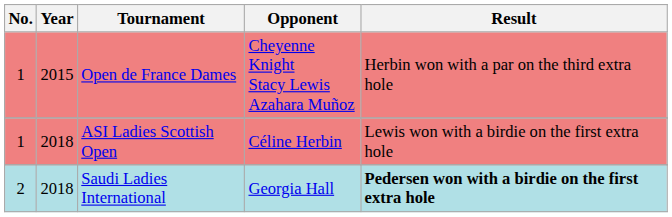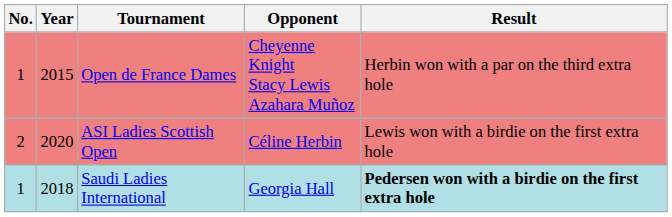(21, 141) 1 -> (21, 141) 2
(57, 141) 2018 -> (57, 141) 2020
(21, 188) 2 -> (21, 188) 1
